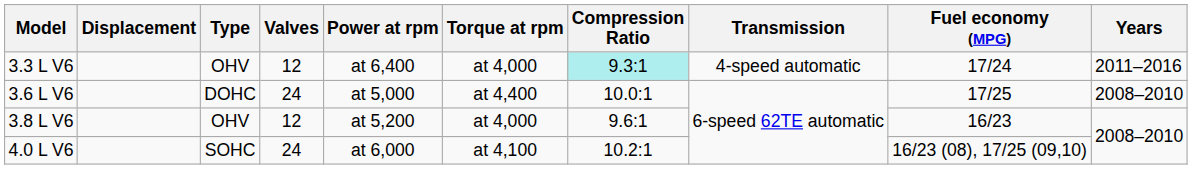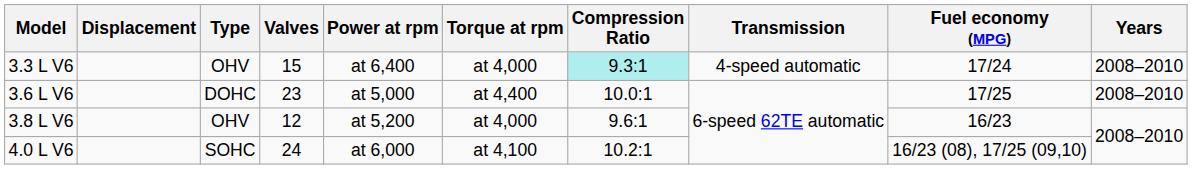(292, 66) 12 -> (292, 66) 15
(1138, 66) 2011–2016 -> (1139, 66) 2008–2010
(292, 94) 24 -> (292, 94) 23
